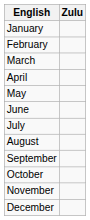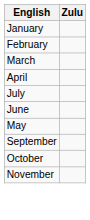rows swapped: (16, 93) <-> (16, 126)
- row: (23, 142)
- row: (30, 207)
